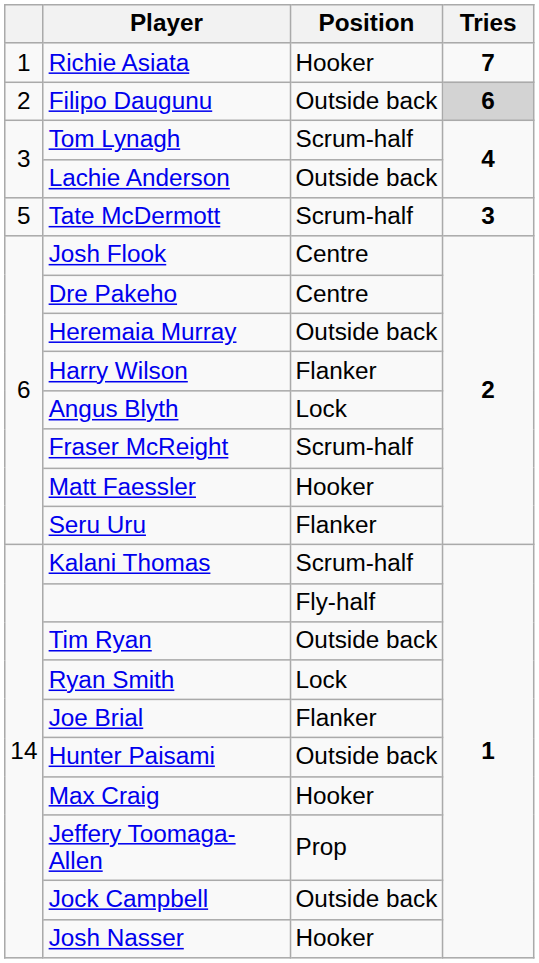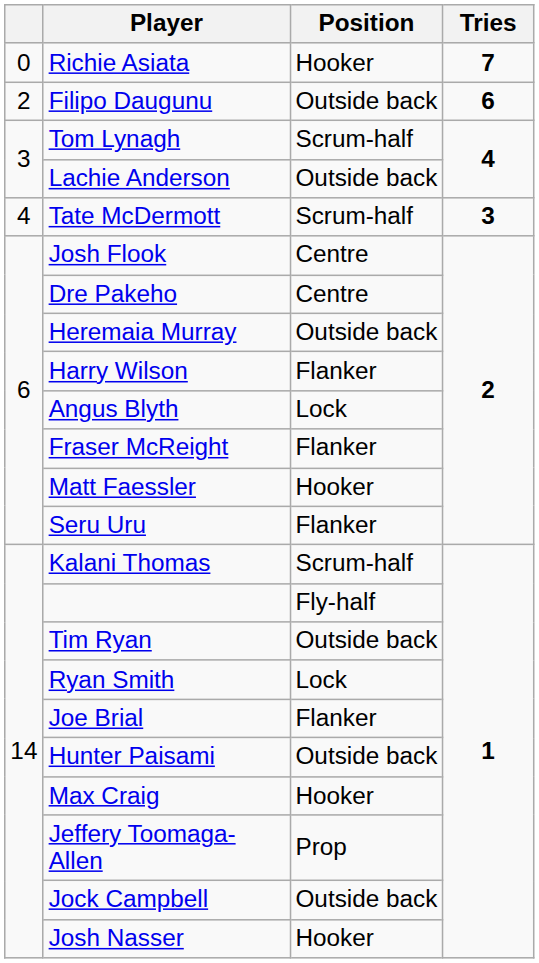(24, 62) 1 -> (24, 62) 0
(488, 100) lightgrey background -> (488, 100) no background
(24, 216) 5 -> (24, 216) 4
(354, 448) Scrum-half -> (336, 448) Flanker
